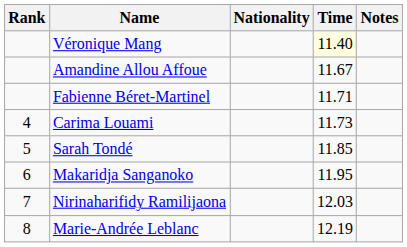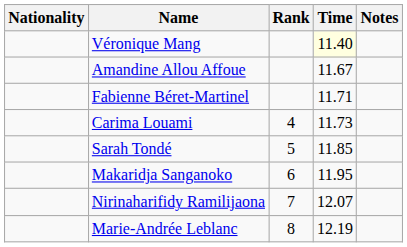columns swapped: (27, 17) <-> (272, 17)
(335, 202) 12.03 -> (335, 202) 12.07
